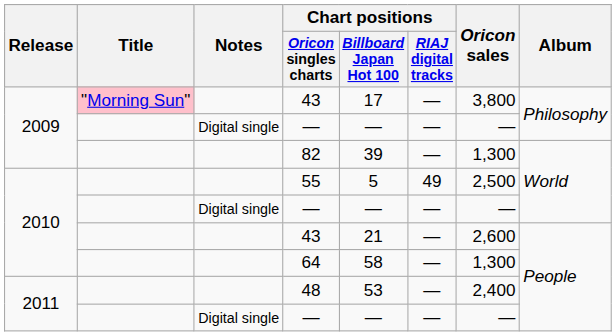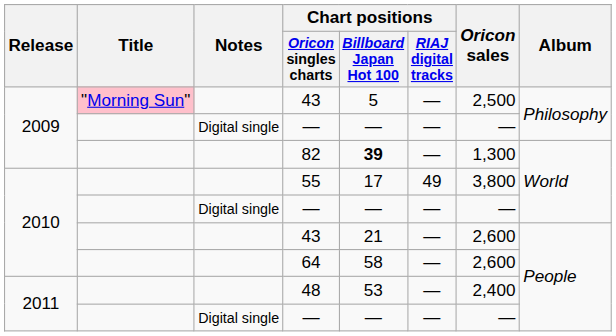(373, 100) 17 -> (373, 100) 5
(494, 100) 3,800 -> (494, 100) 2,500
(373, 154) normal -> (373, 154) bold
(373, 181) 5 -> (373, 181) 17
(494, 181) 2,500 -> (494, 181) 3,800
(494, 263) 1,300 -> (494, 263) 2,600
